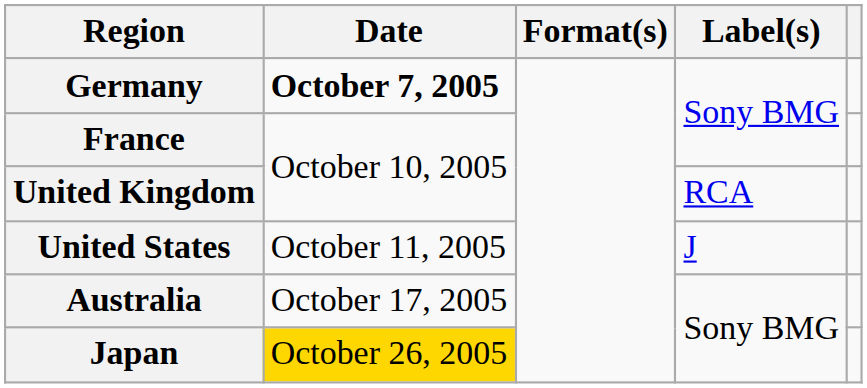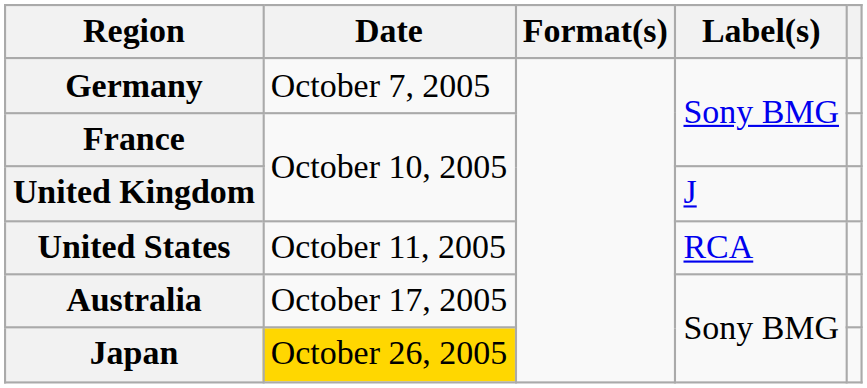(385, 85) bold -> (380, 85) normal
(718, 192) RCA -> (690, 192) J
(690, 246) J -> (718, 246) RCA
